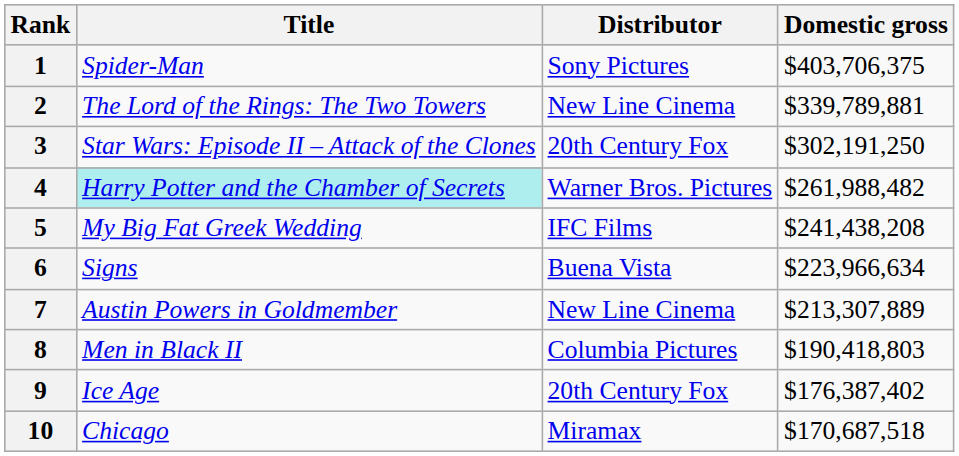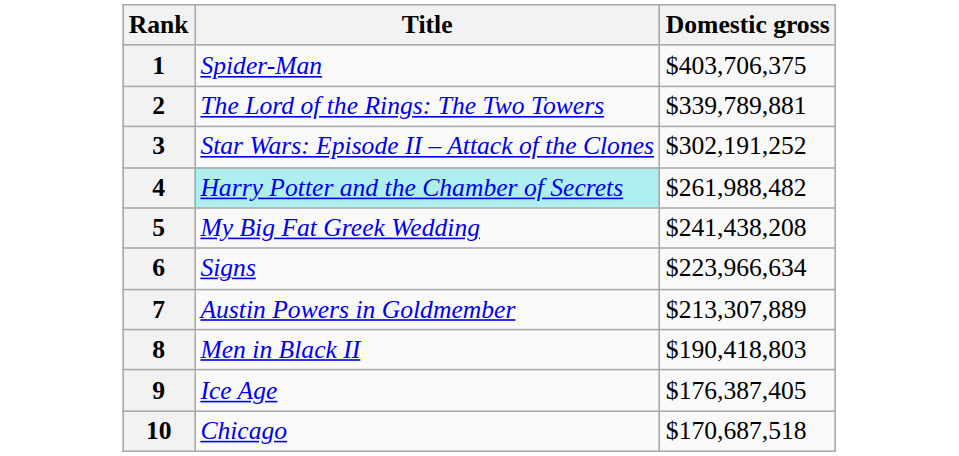- column: (660, 24)
(854, 146) $302,191,250 -> (736, 146) $302,191,252
(854, 390) $176,387,402 -> (736, 390) $176,387,405
